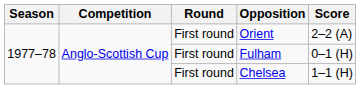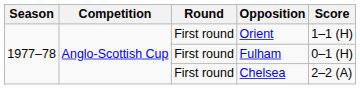(332, 34) 2–2 (A) -> (332, 34) 1–1 (H)
(332, 73) 1–1 (H) -> (332, 73) 2–2 (A)
